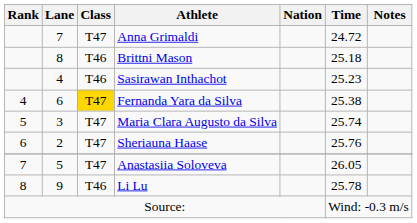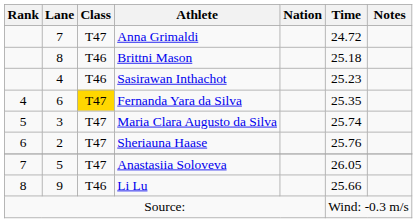(346, 100) 25.38 -> (346, 100) 25.35
(346, 185) 25.78 -> (346, 185) 25.66
